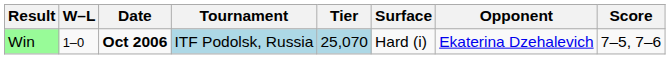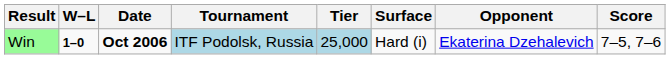(73, 42) normal -> (73, 41) bold
(344, 41) 25,070 -> (344, 41) 25,000
